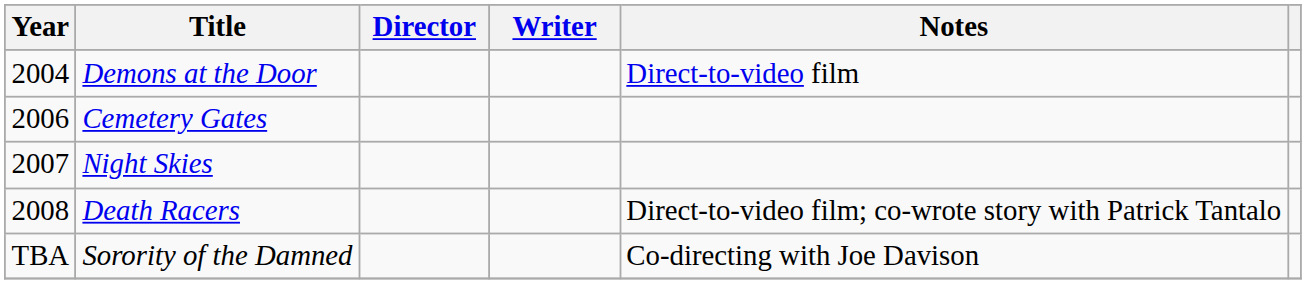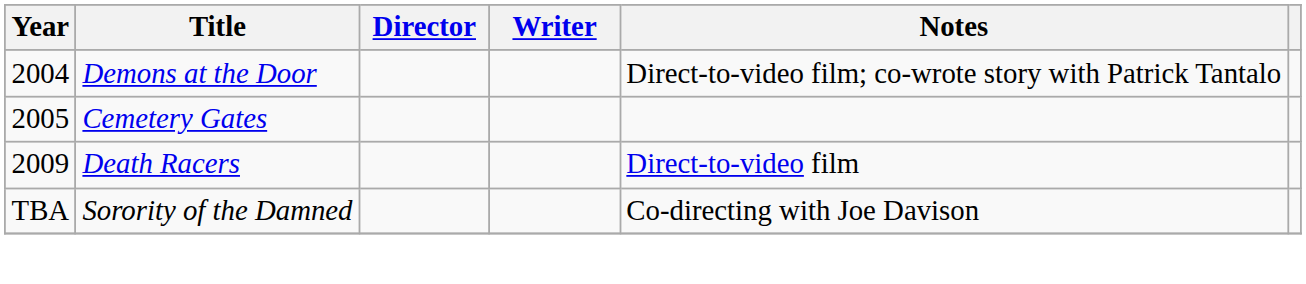(743, 73) Direct-to-video film -> (954, 73) Direct-to-video film; co-wrote story with Patrick Tantalo
(40, 118) 2006 -> (40, 118) 2005
- row: (148, 164)
(40, 210) 2008 -> (40, 164) 2009
(954, 210) Direct-to-video film; co-wrote story with Patrick Tantalo -> (743, 164) Direct-to-video film
